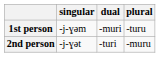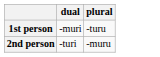- column: (77, 12)
